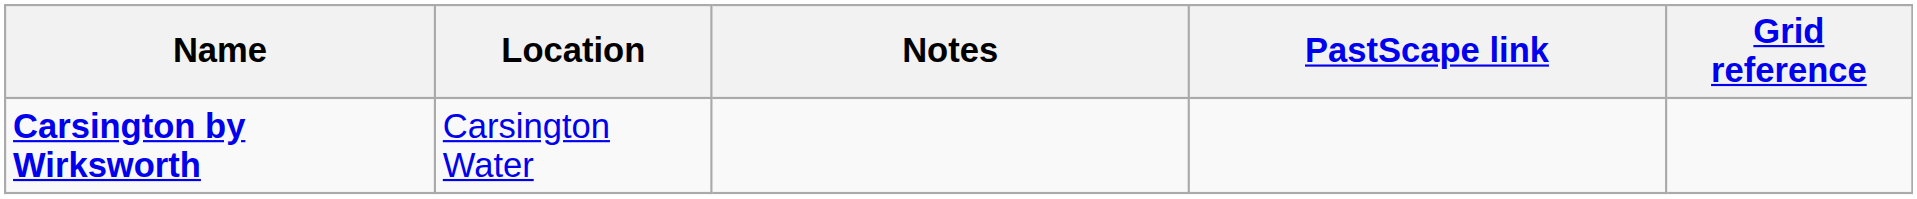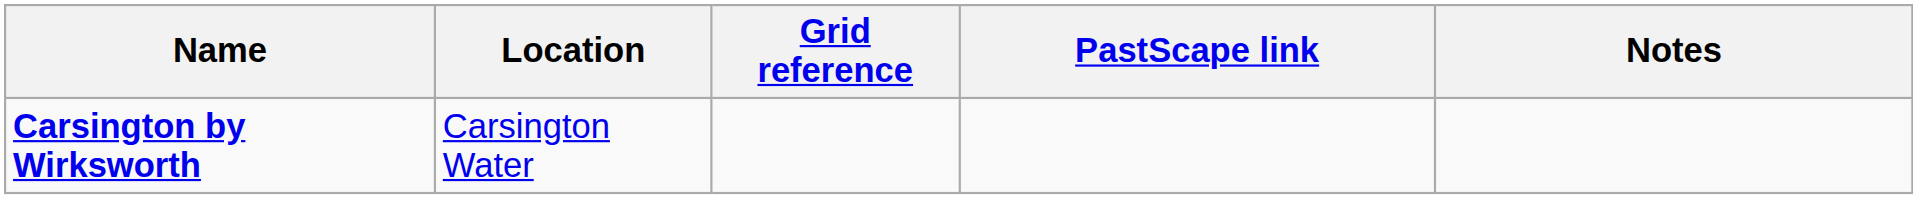columns swapped: (1789, 51) <-> (950, 51)
